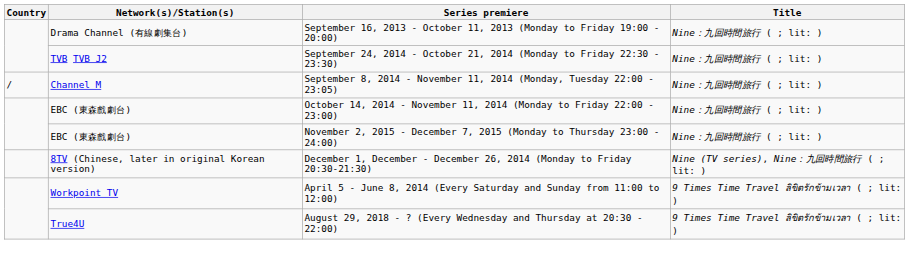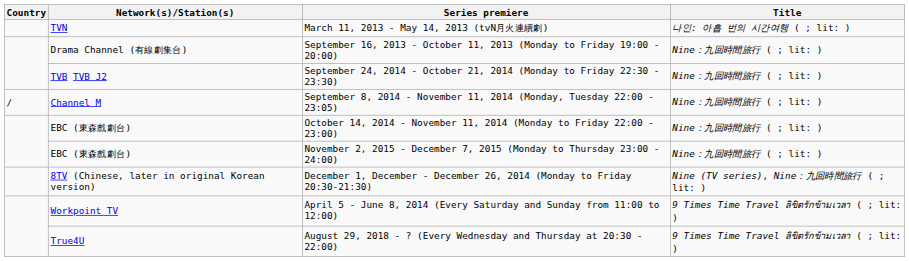+ row: (426, 28)
